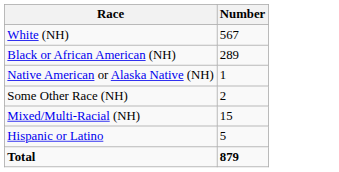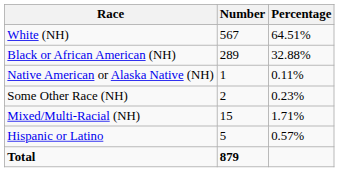+ column: (301, 14)
